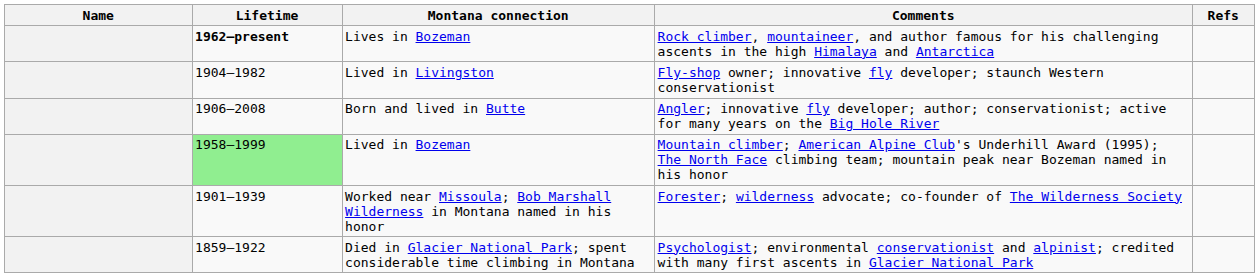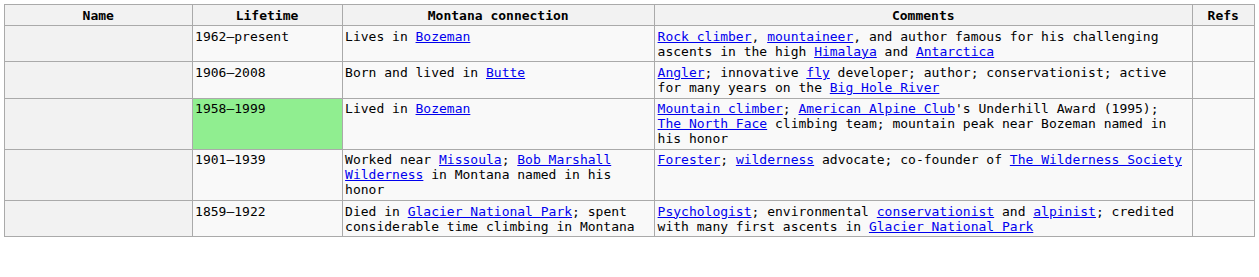(242, 36) bold -> (242, 36) normal
- row: (419, 72)
